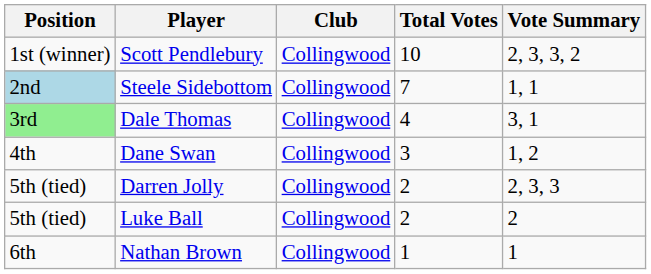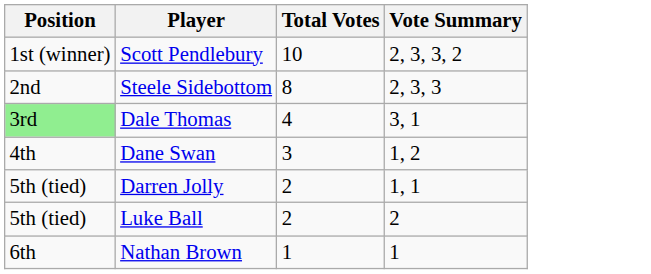- column: (336, 20)
(25, 86) lightblue background -> (25, 86) no background
(405, 86) 7 -> (287, 86) 8
(523, 86) 1, 1 -> (415, 86) 2, 3, 3
(534, 185) 2, 3, 3 -> (405, 185) 1, 1
